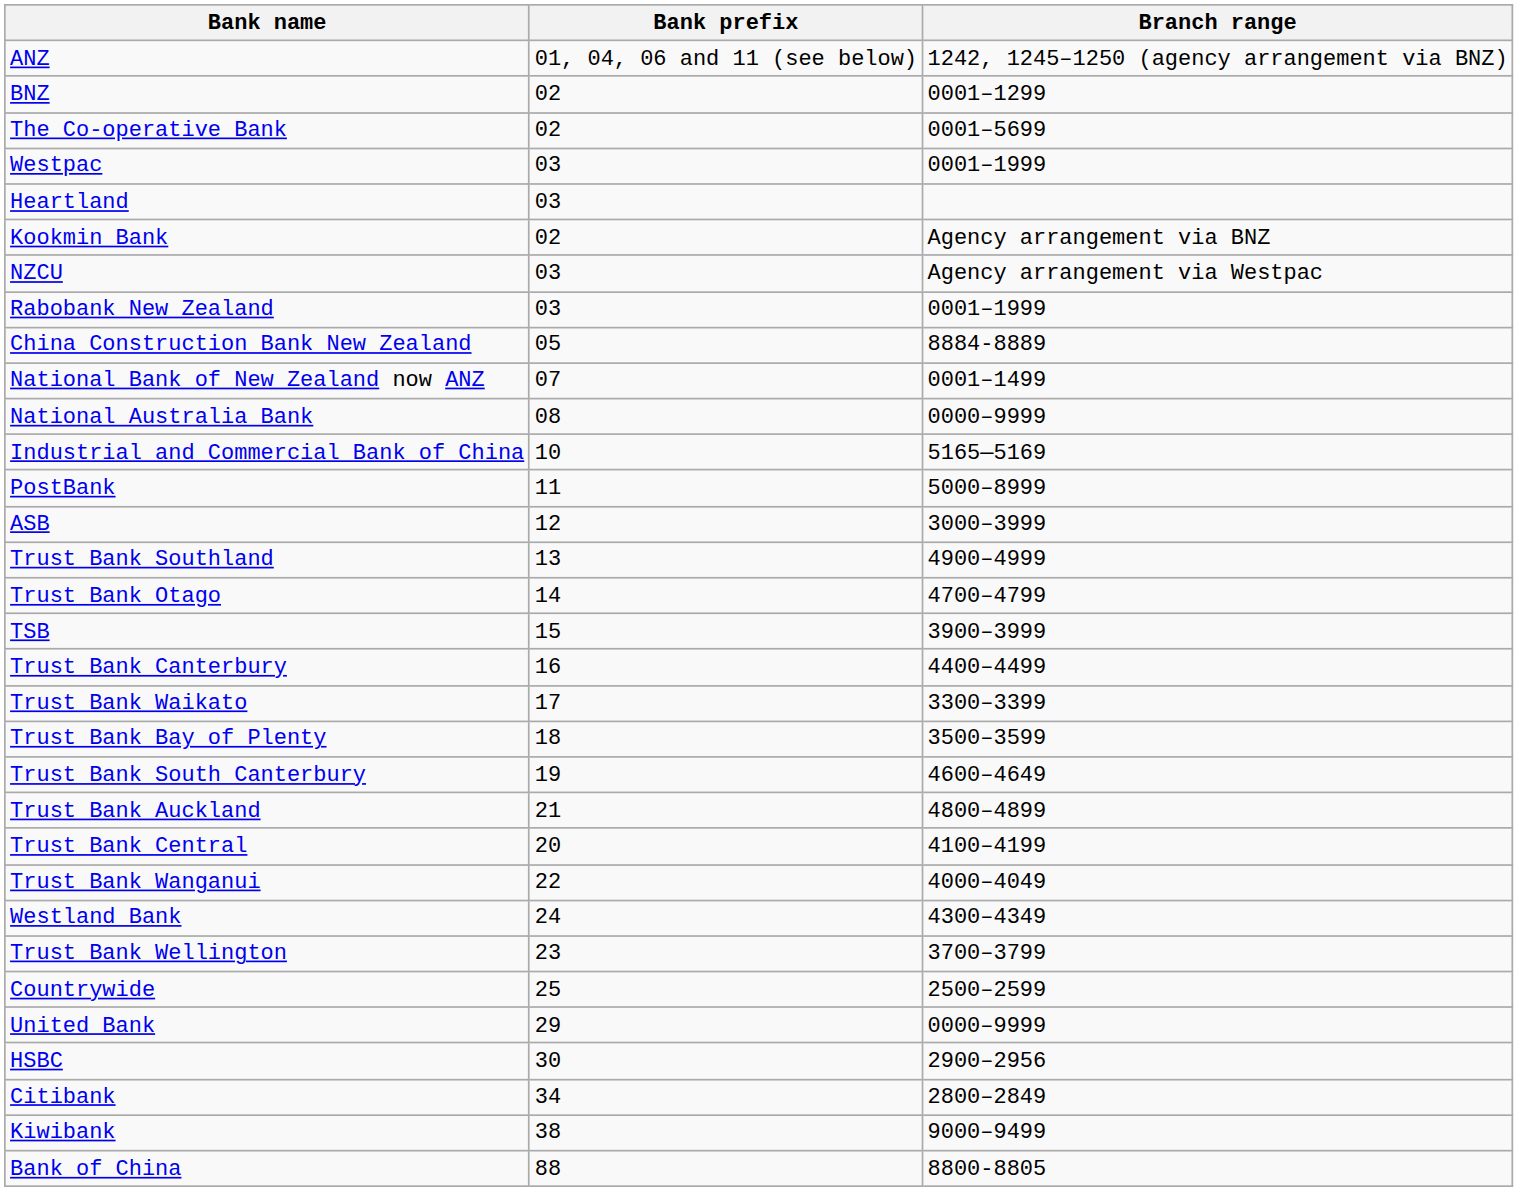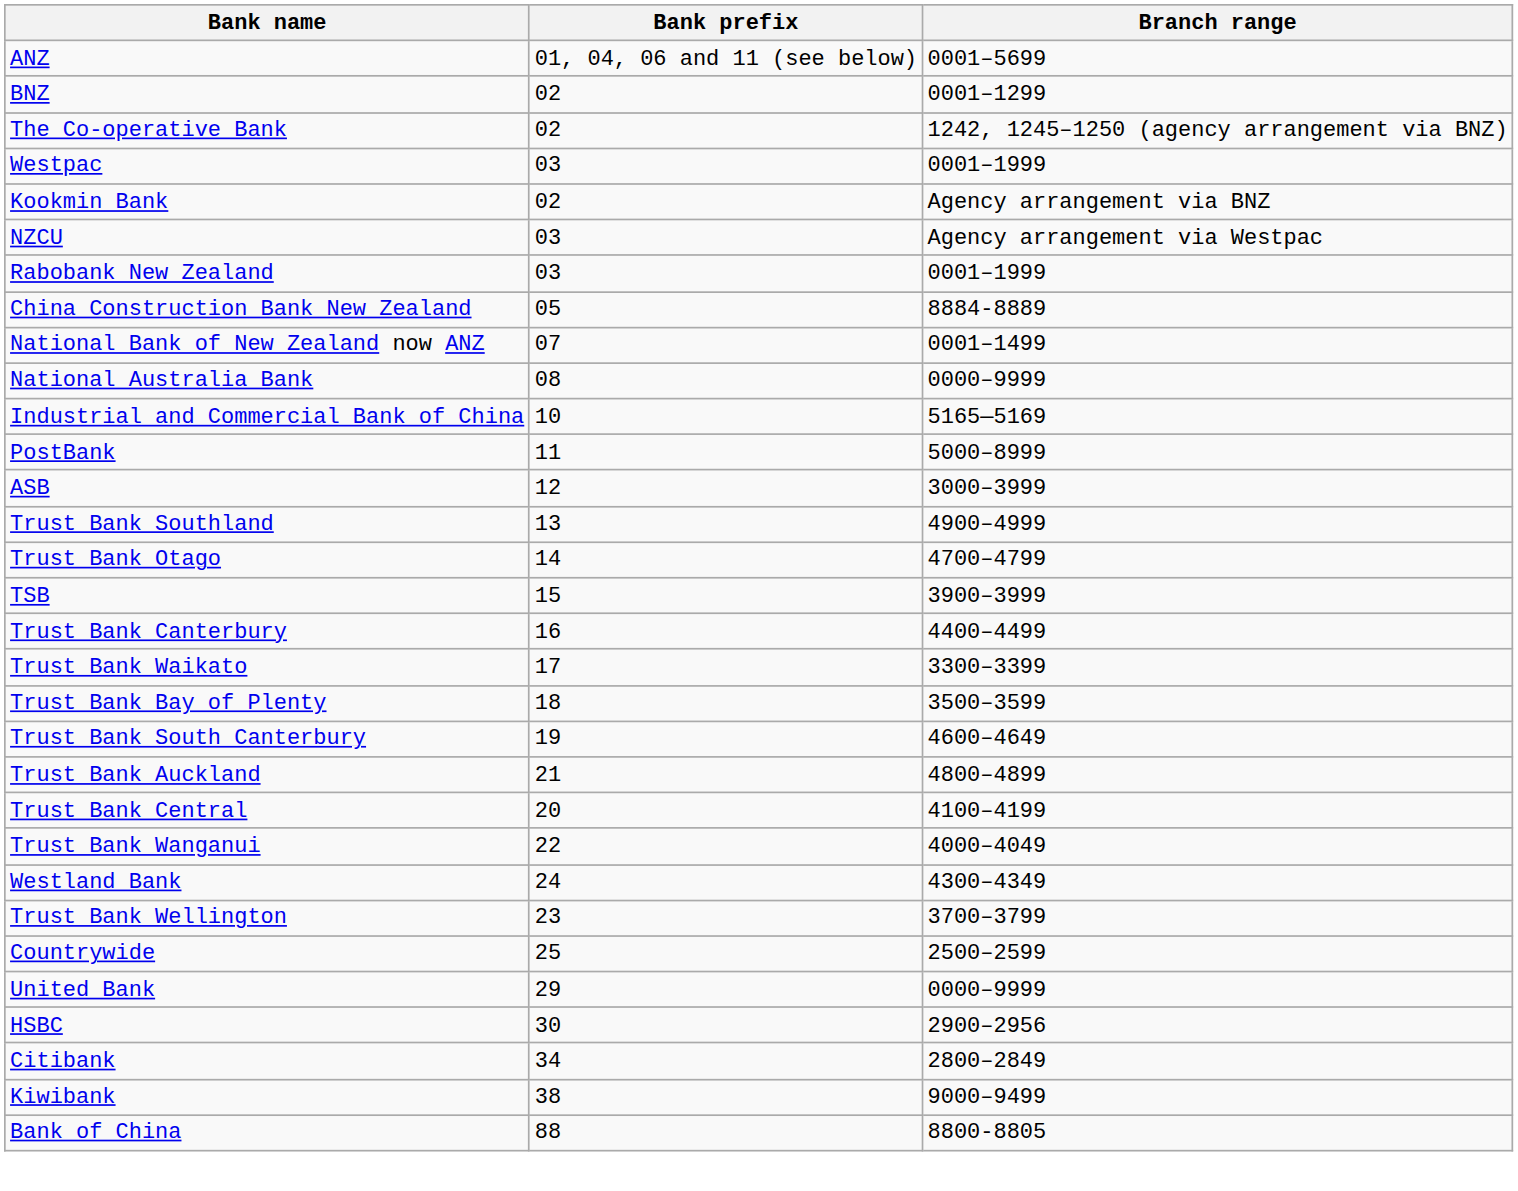(1218, 59) 1242, 1245–1250 (agency arrangement via BNZ) -> (987, 59) 0001–5699
(987, 130) 0001–5699 -> (1218, 130) 1242, 1245–1250 (agency arrangement via BNZ)
- row: (69, 202)
